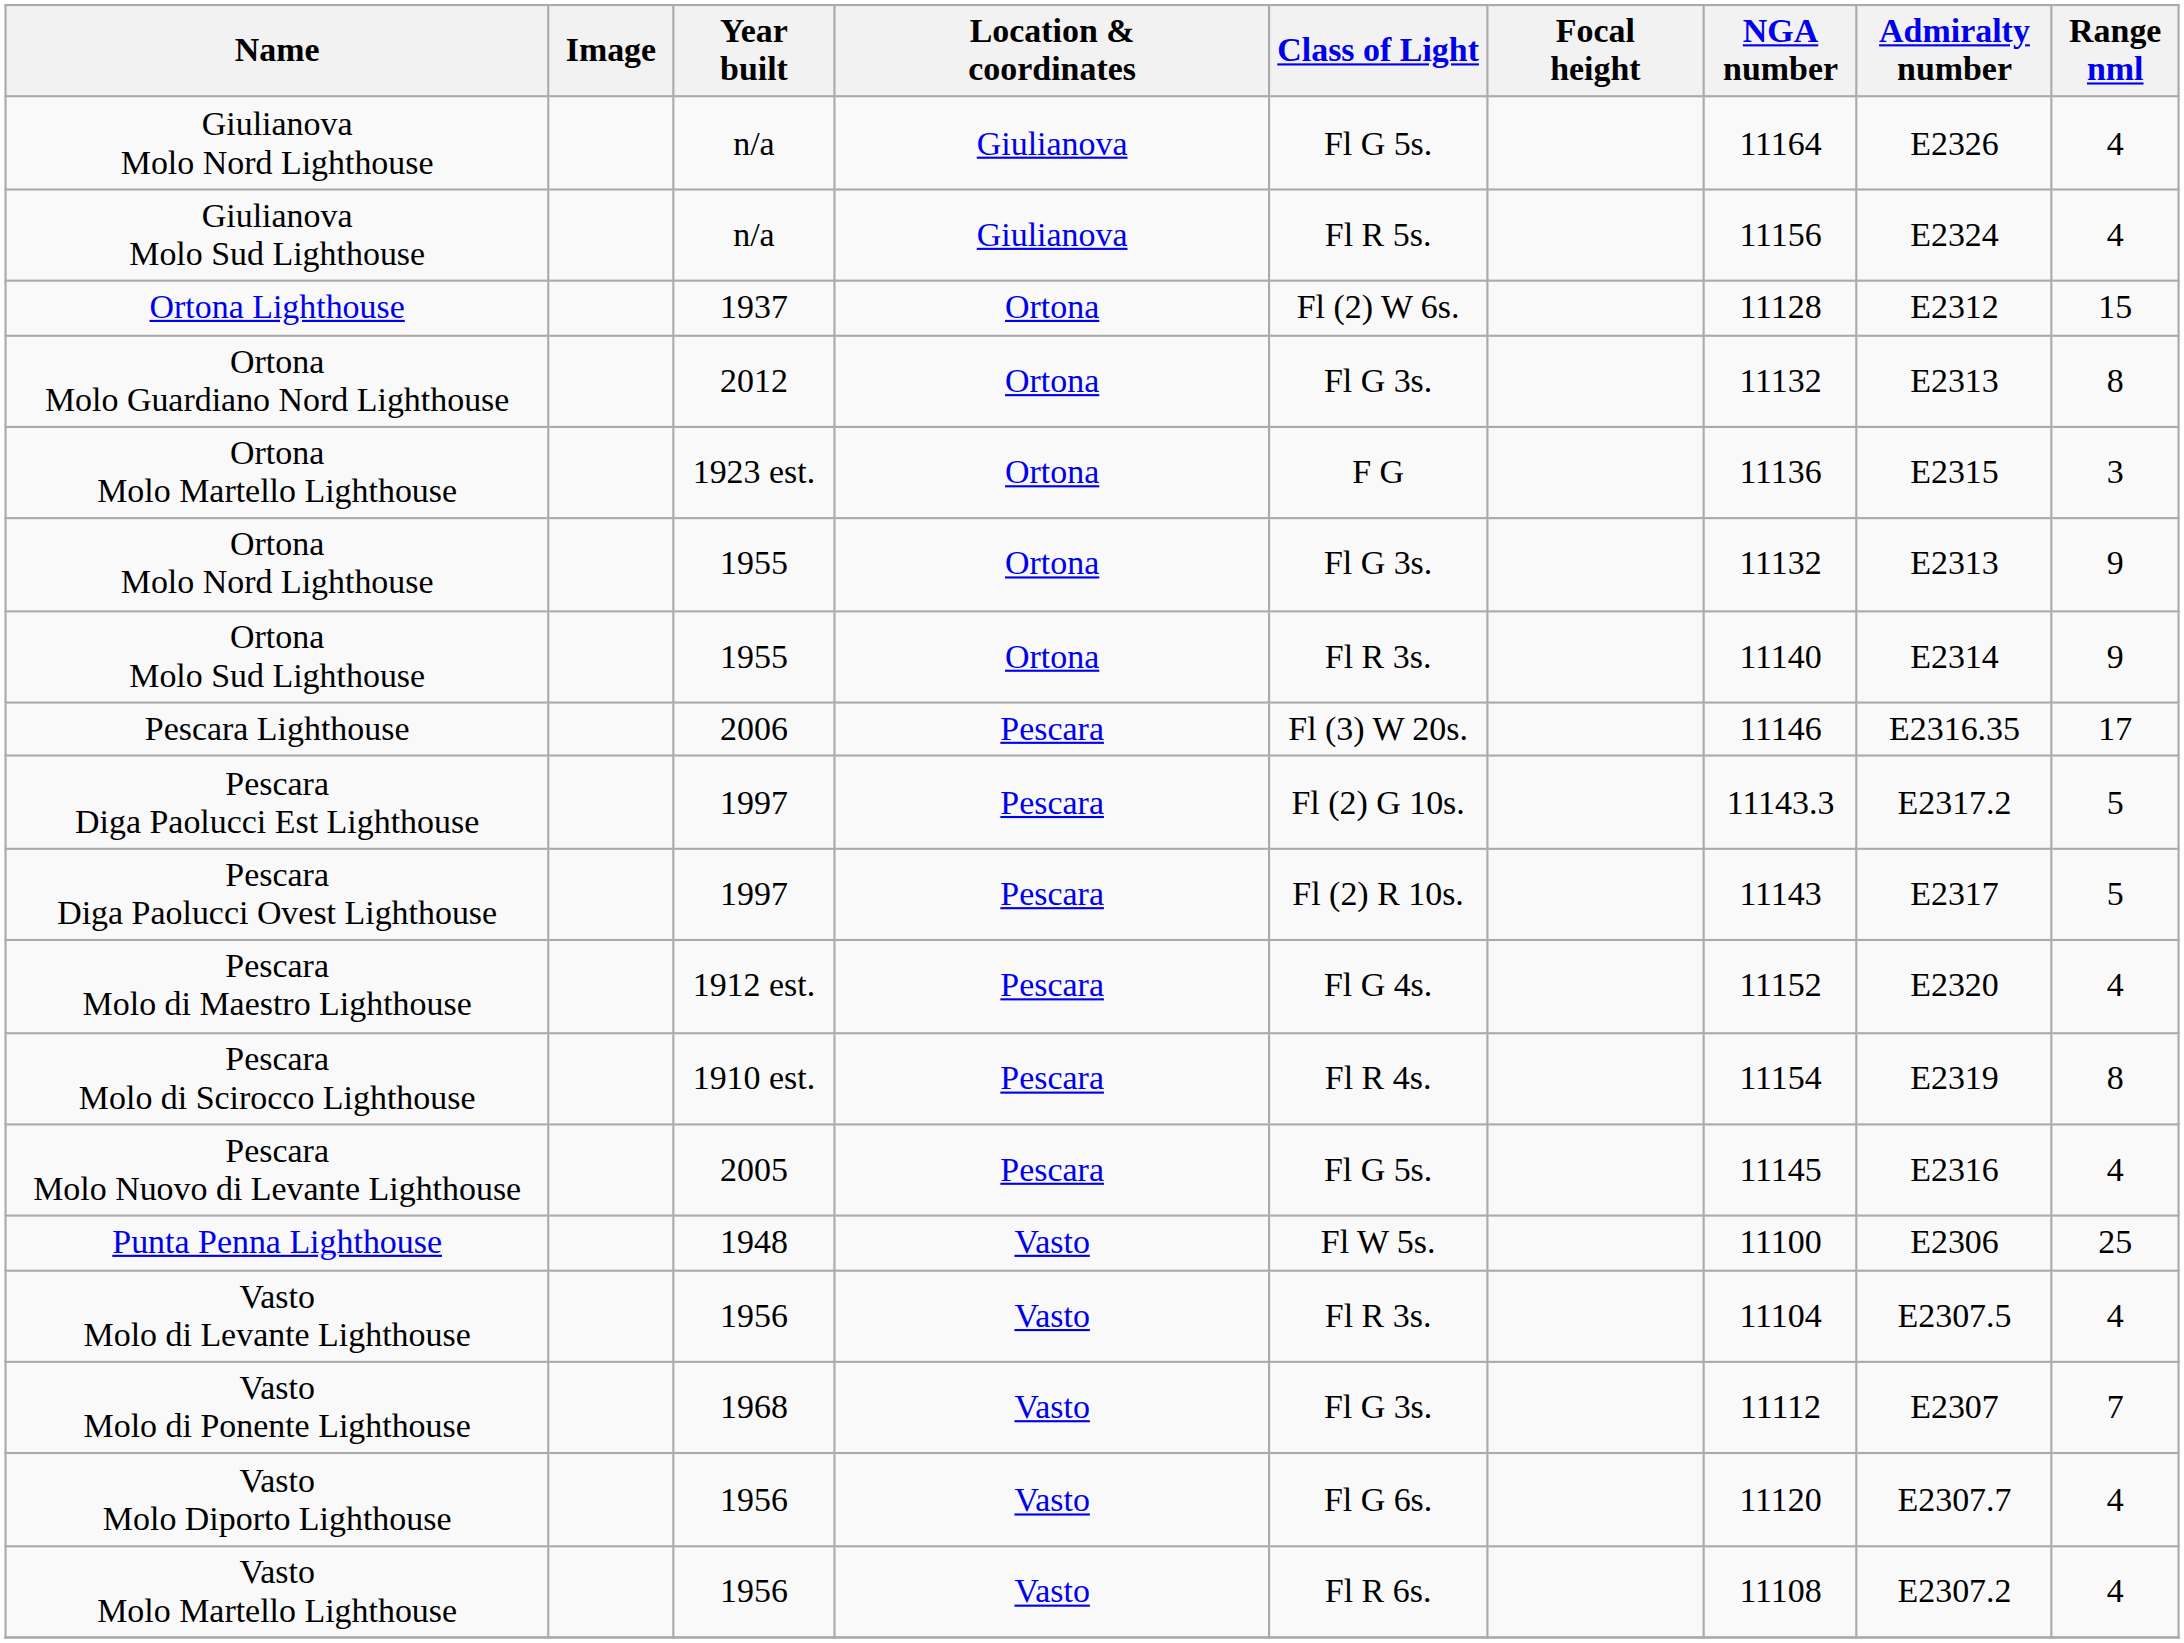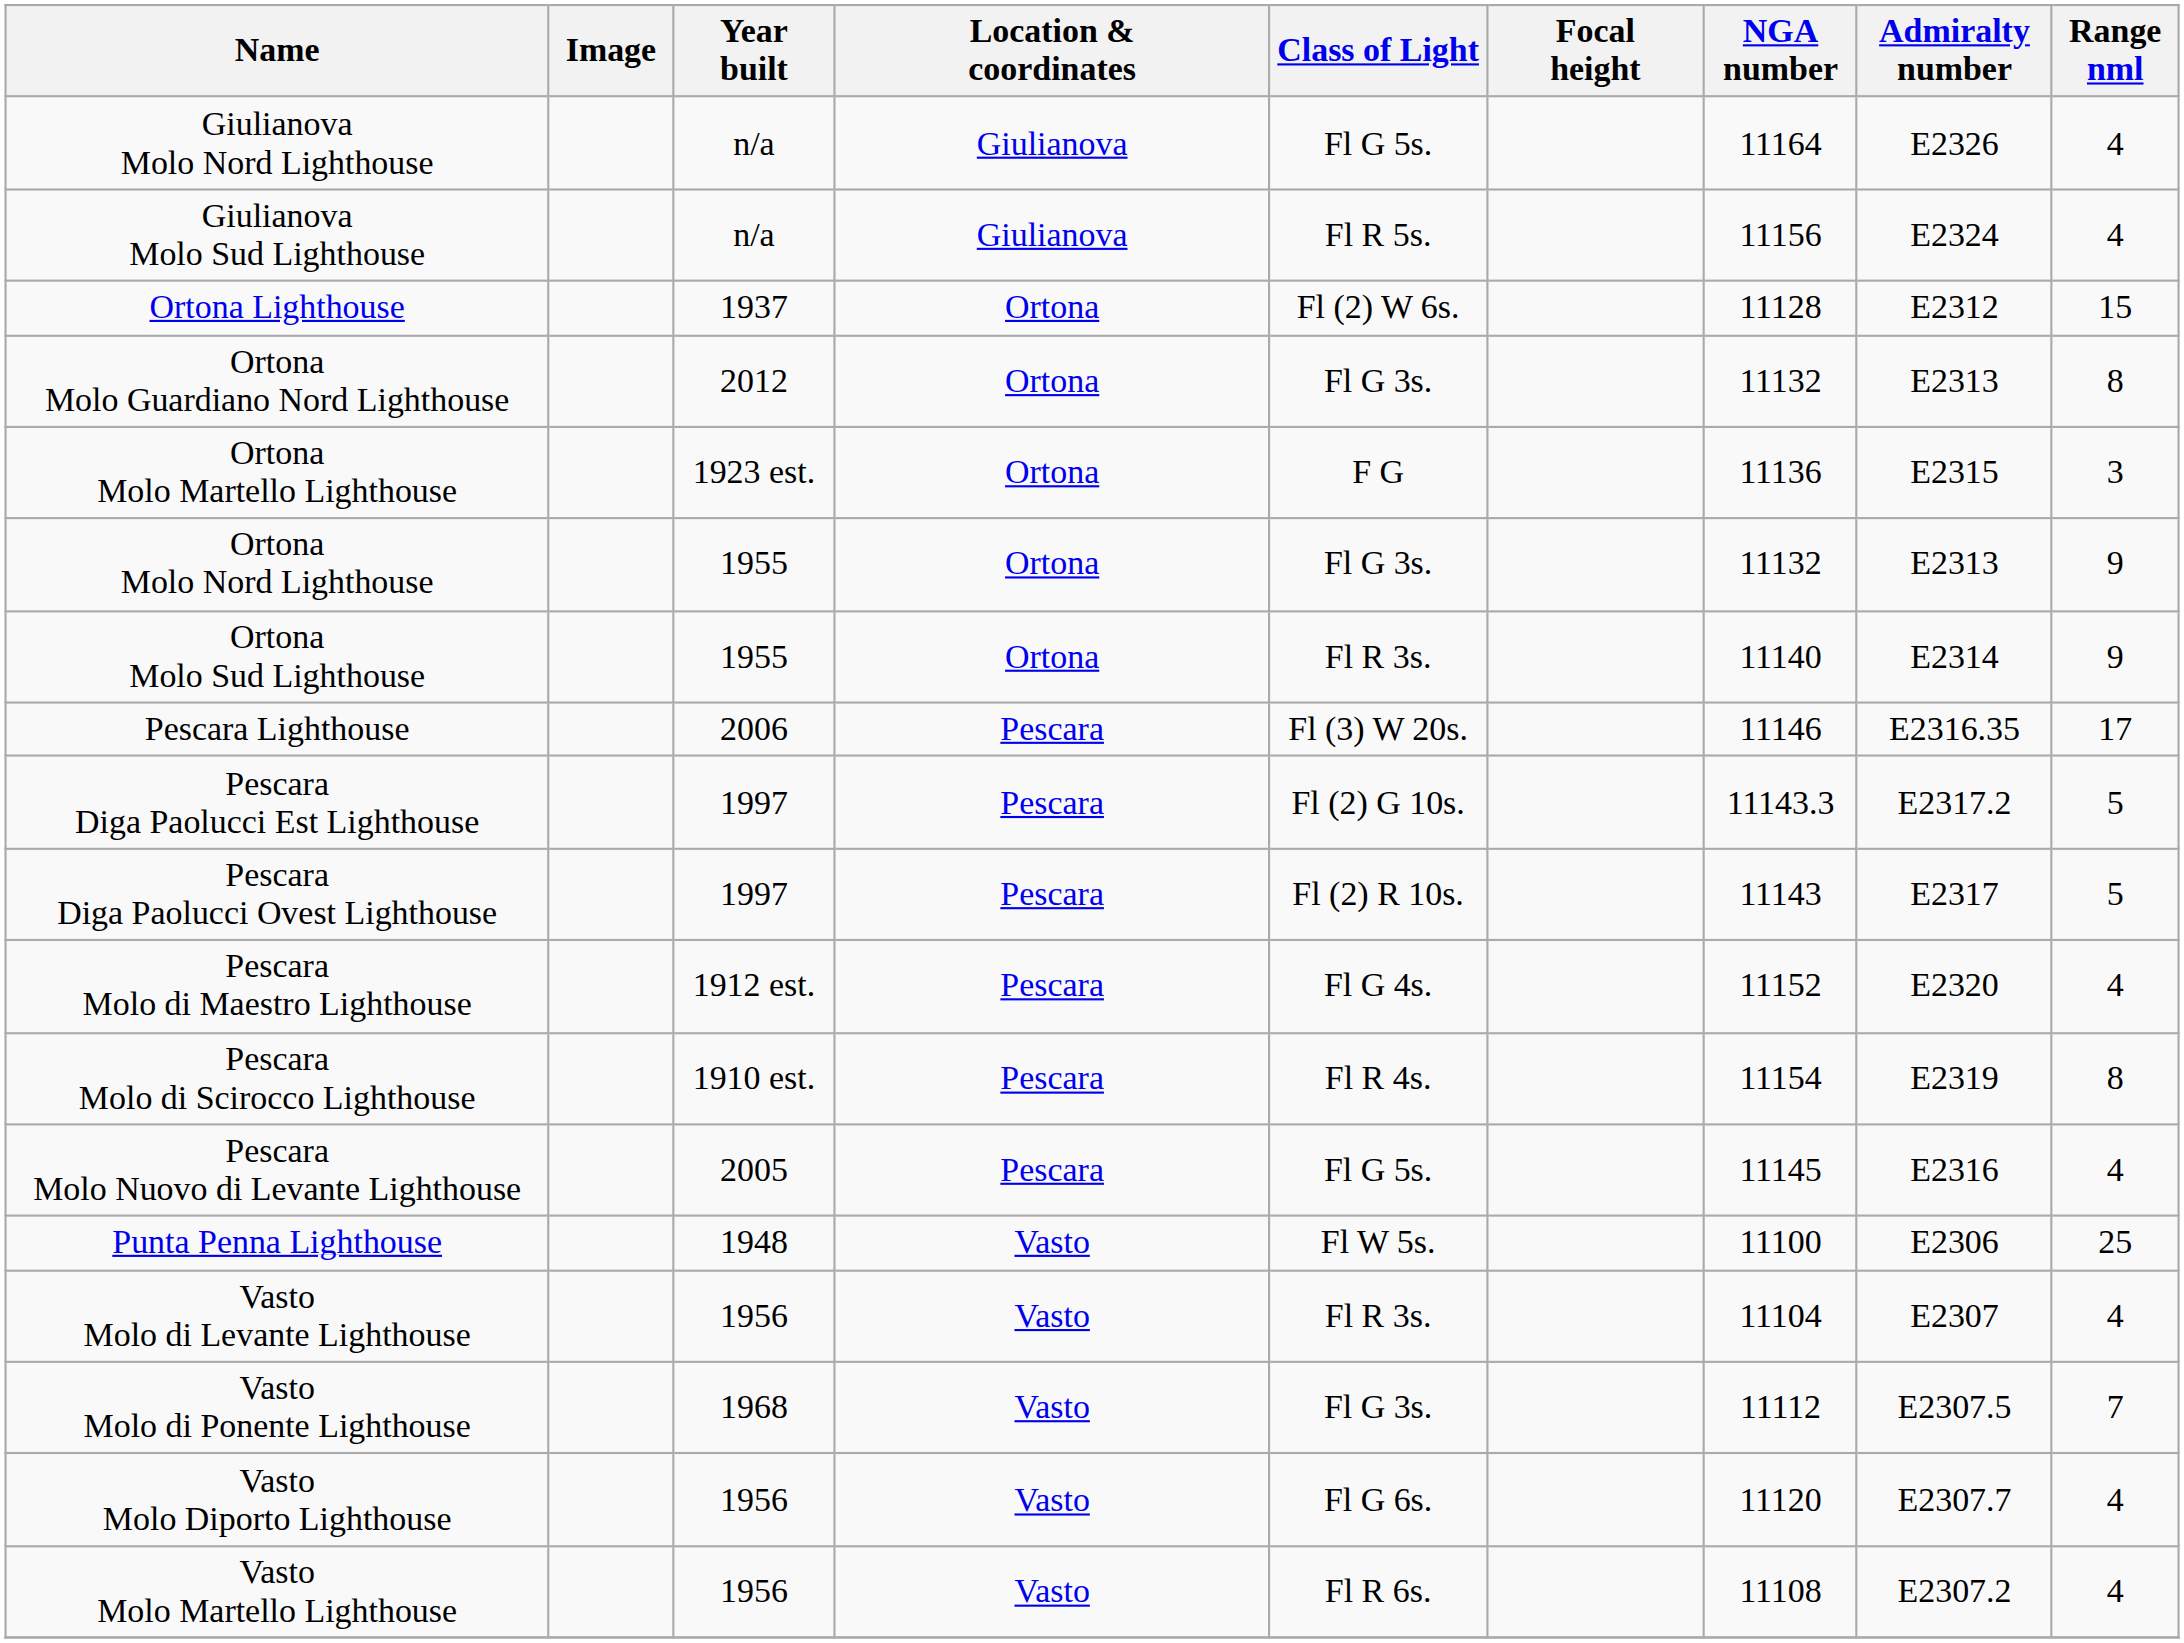(1955, 1315) E2307.5 -> (1955, 1315) E2307
(1955, 1407) E2307 -> (1955, 1407) E2307.5
